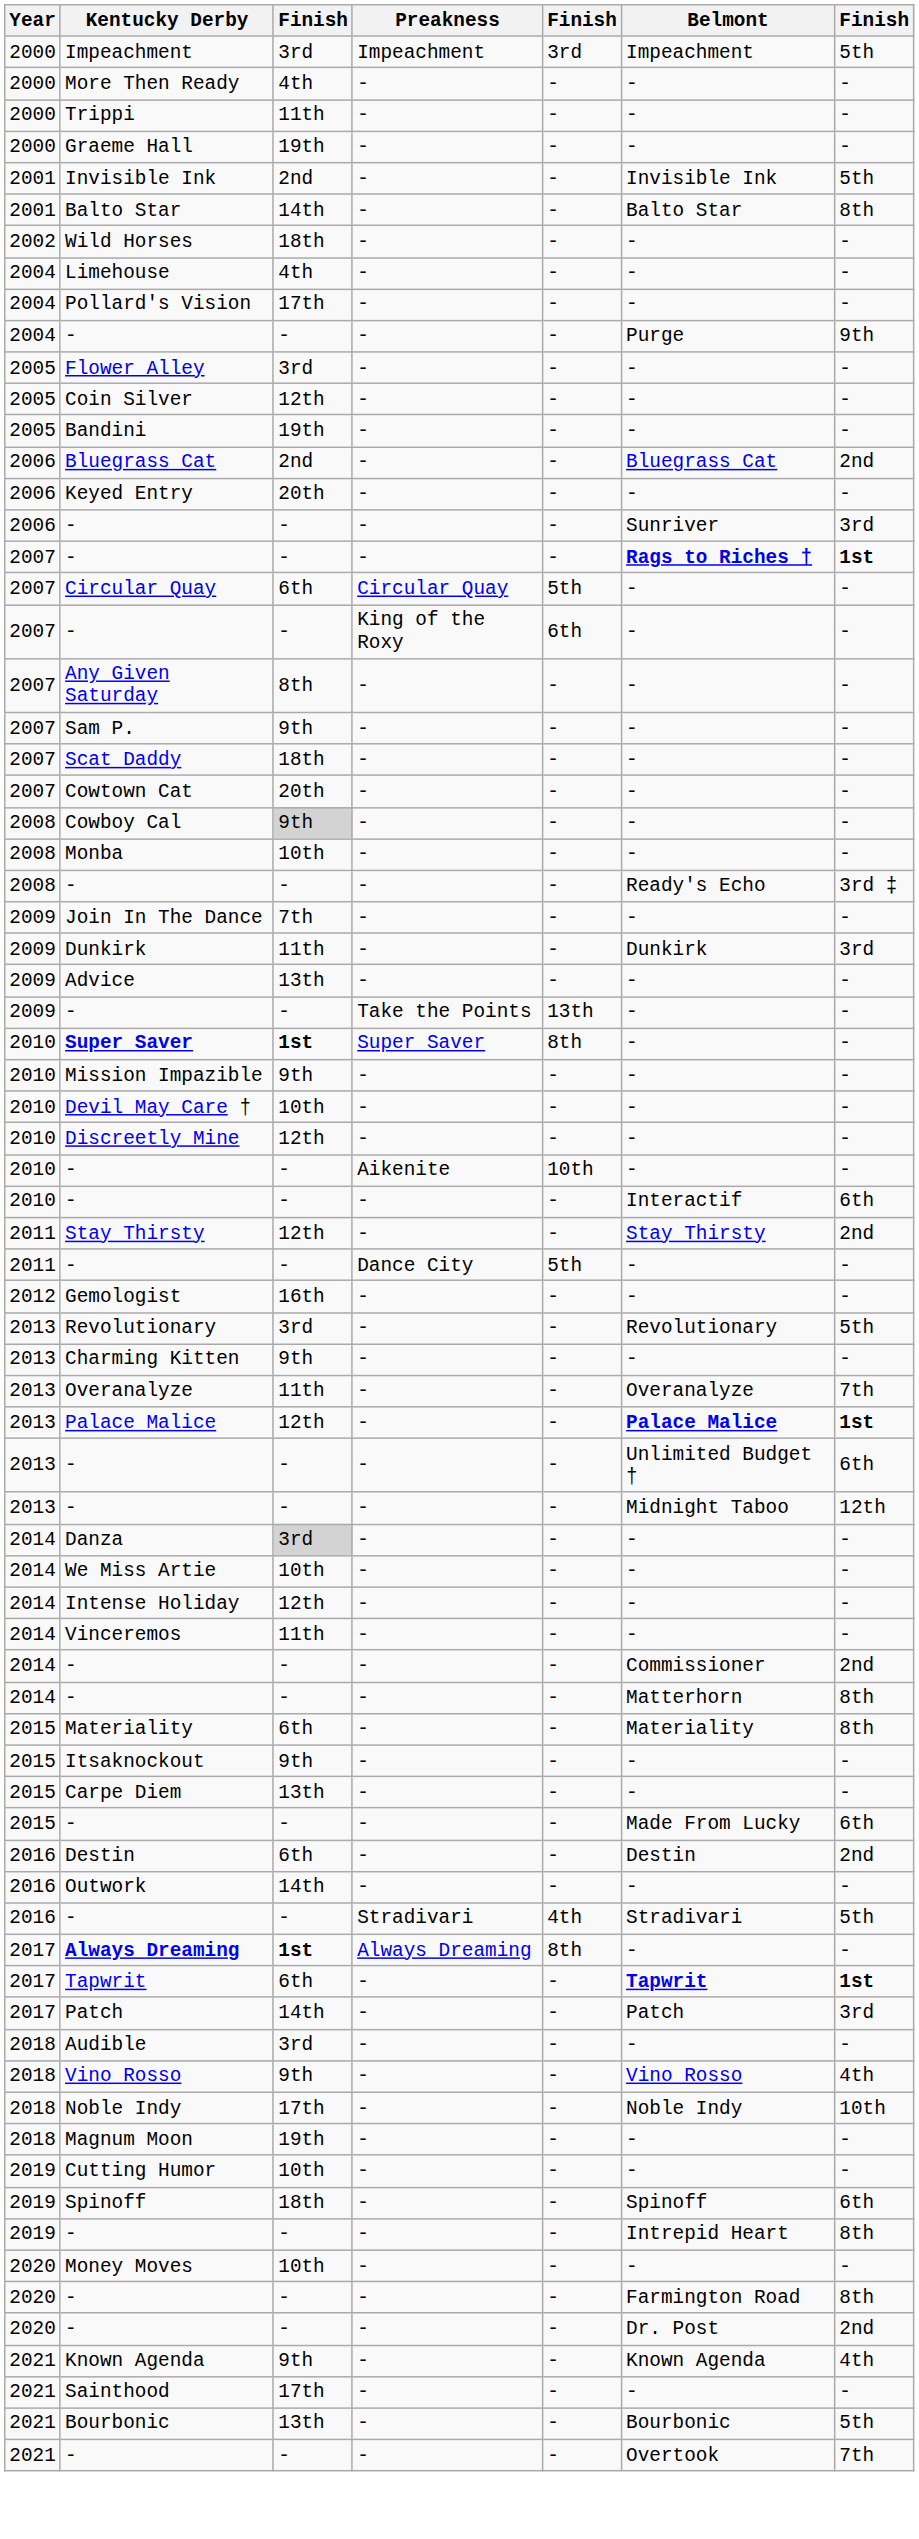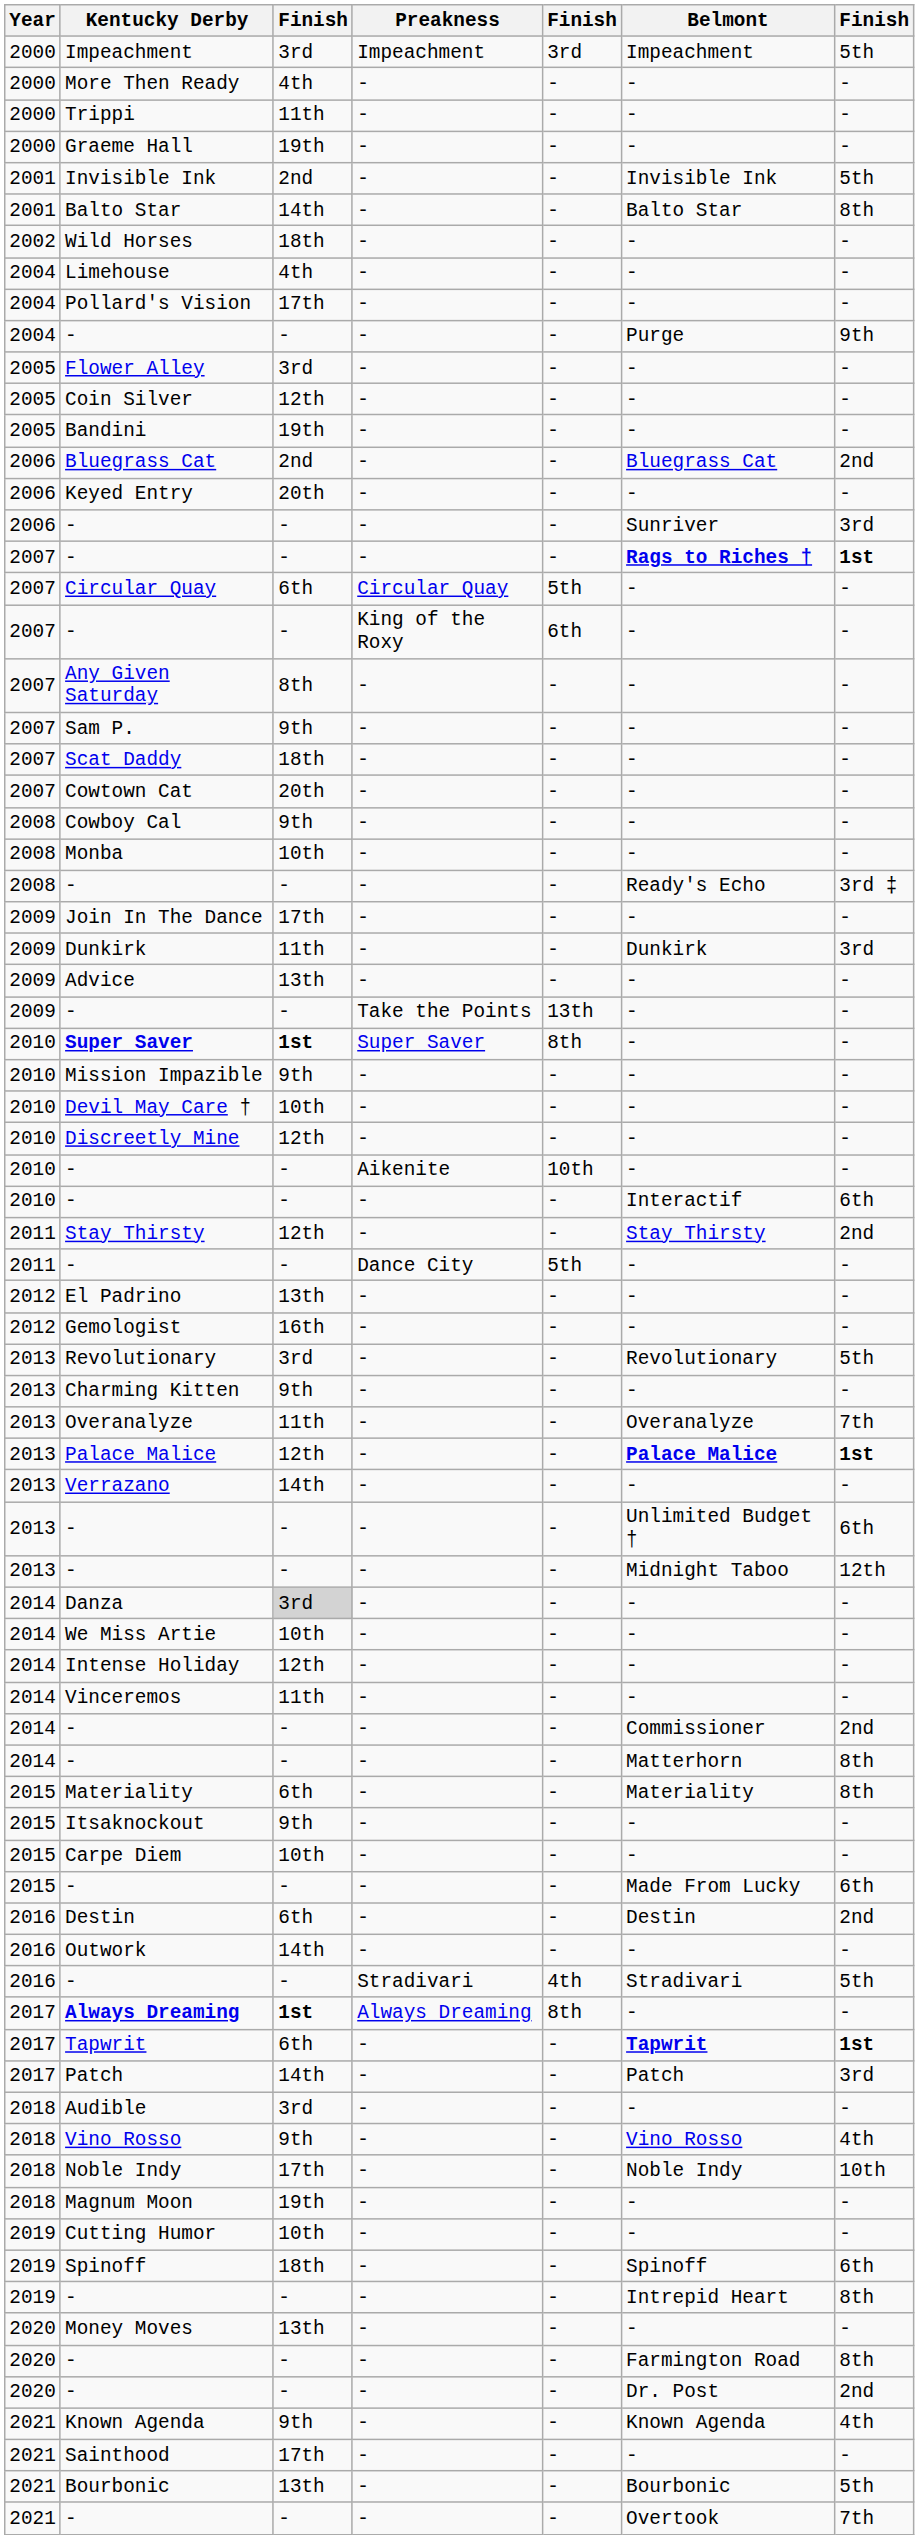(296, 823) lightgrey background -> (296, 823) no background
(296, 918) 7th -> (302, 918) 17th
+ row: (33, 1296)
+ row: (33, 1486)
(302, 1792) 13th -> (302, 1855) 10th
(302, 2266) 10th -> (302, 2329) 13th
